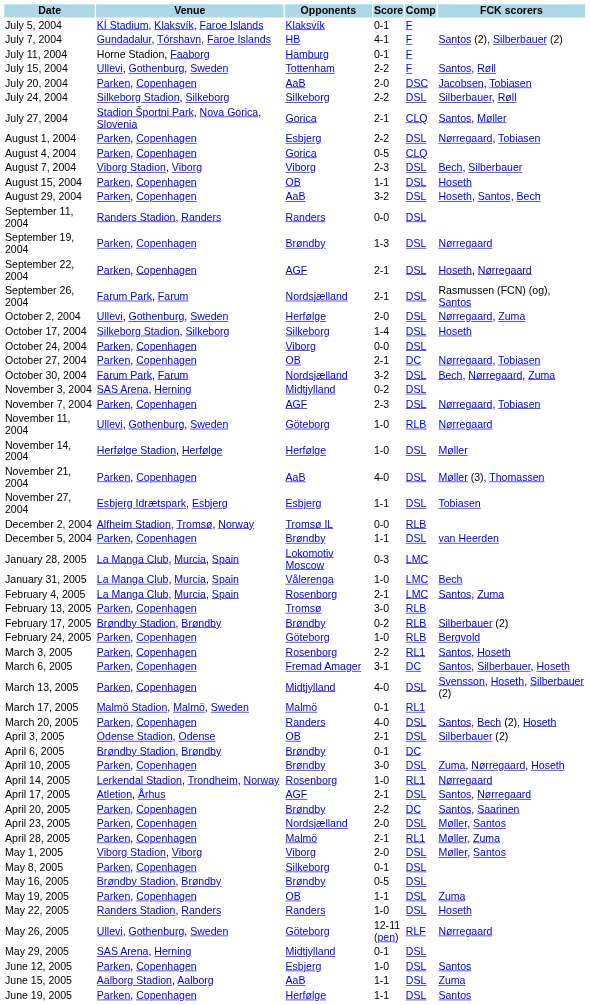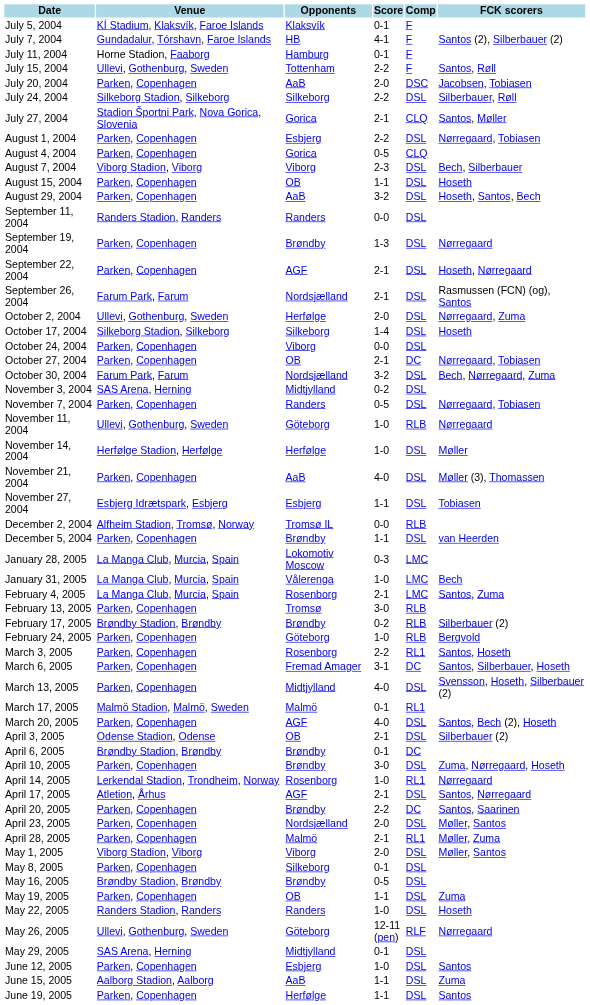(296, 404) AGF -> (305, 404) Randers
(382, 404) 2-3 -> (382, 404) 0-5
(305, 722) Randers -> (296, 722) AGF
